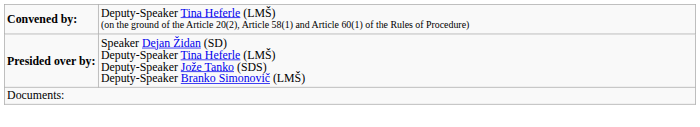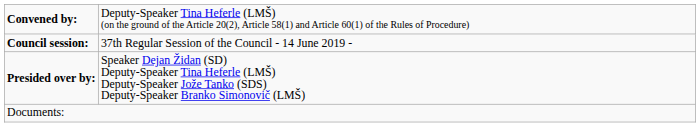+ row: (48, 43)
